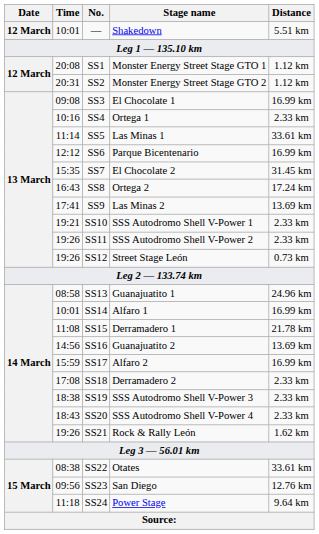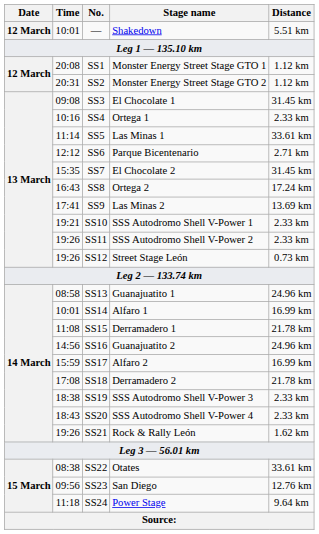(291, 100) 16.99 km -> (291, 100) 31.45 km
(291, 152) 16.99 km -> (291, 152) 2.71 km
(291, 345) 13.69 km -> (291, 345) 24.96 km
(291, 380) 2.33 km -> (291, 380) 21.78 km
